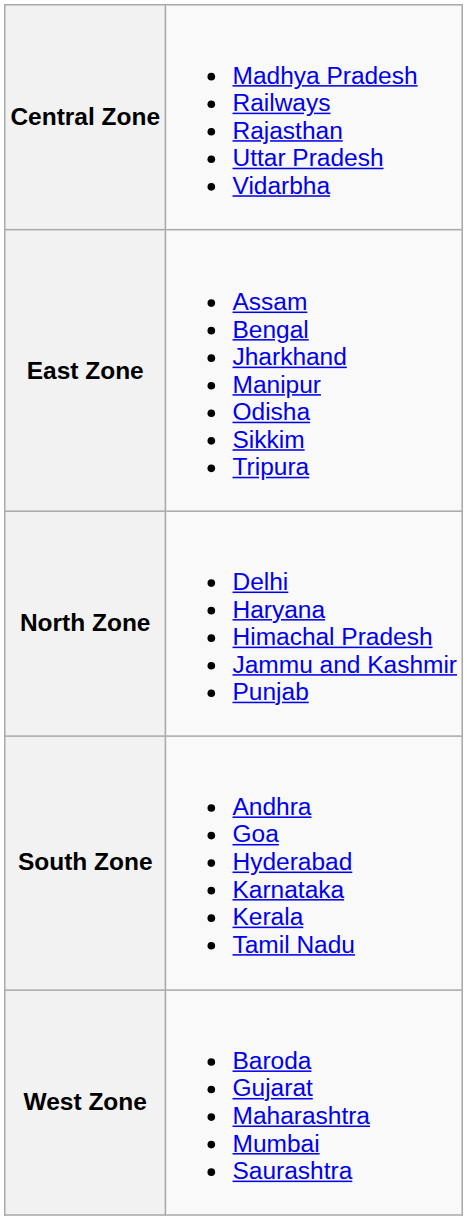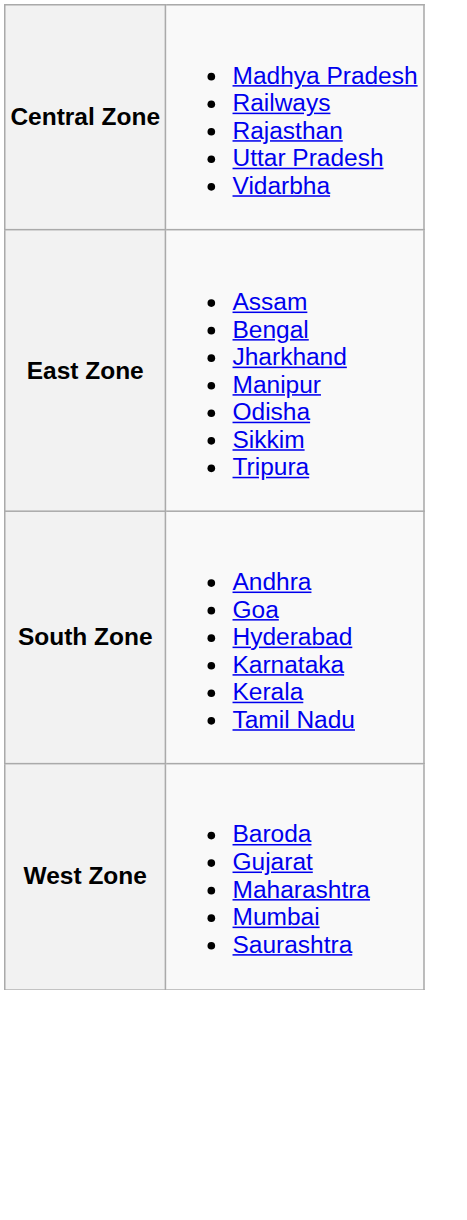- row: (85, 623)
